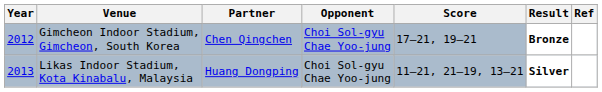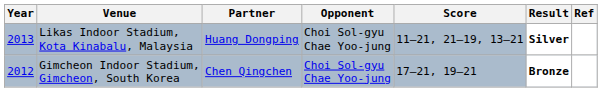rows swapped: (120, 39) <-> (116, 71)
